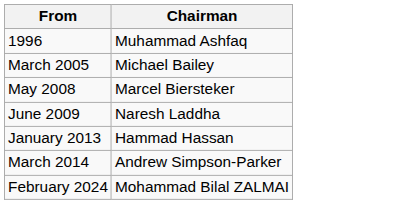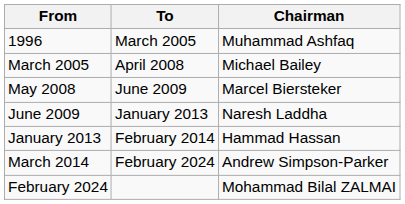+ column: (165, 16)
